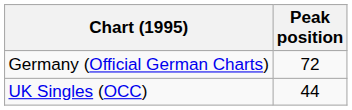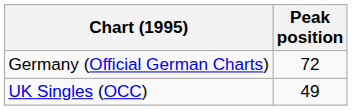(310, 91) 44 -> (310, 91) 49
